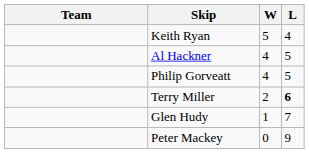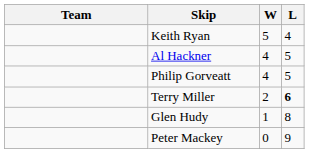(288, 117) 7 -> (288, 117) 8
